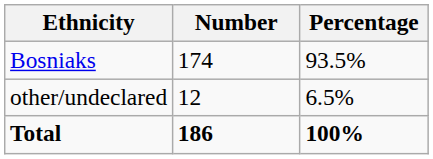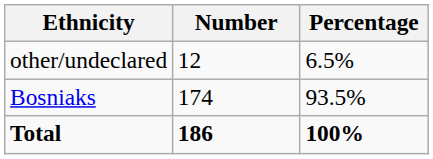rows swapped: (53, 60) <-> (89, 97)
